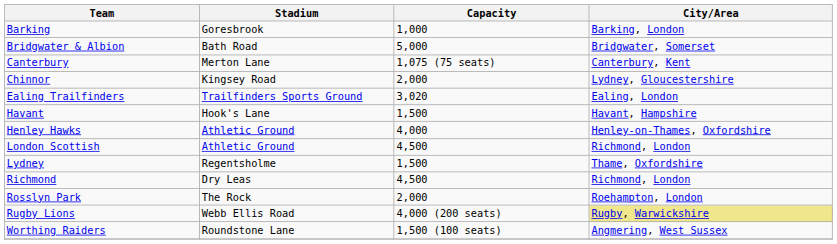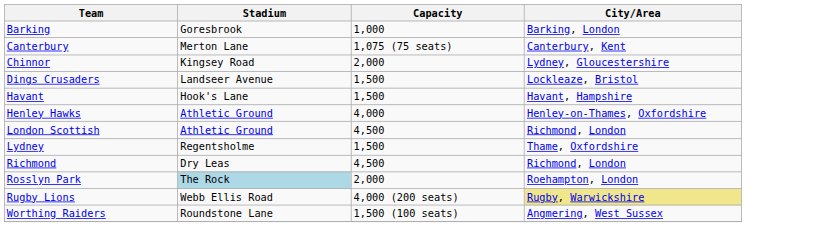- row: (66, 46)
+ row: (53, 80)
- row: (66, 96)
(226, 197) no background -> (205, 180) lightblue background
